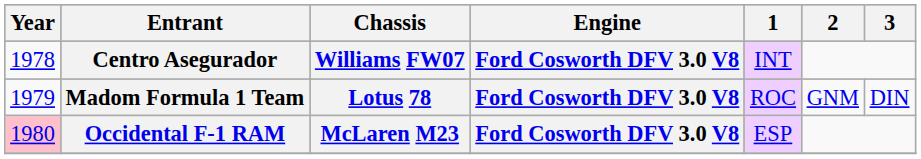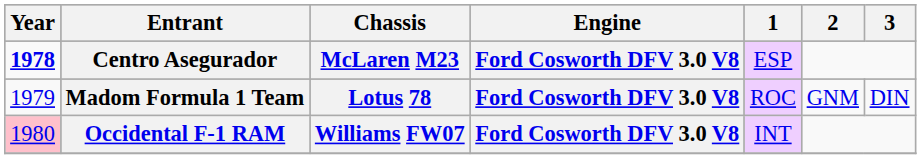(33, 59) normal -> (33, 59) bold
(390, 59) Williams FW07 -> (390, 59) McLaren M23
(773, 59) INT -> (773, 59) ESP
(390, 133) McLaren M23 -> (390, 133) Williams FW07
(773, 133) ESP -> (773, 133) INT
